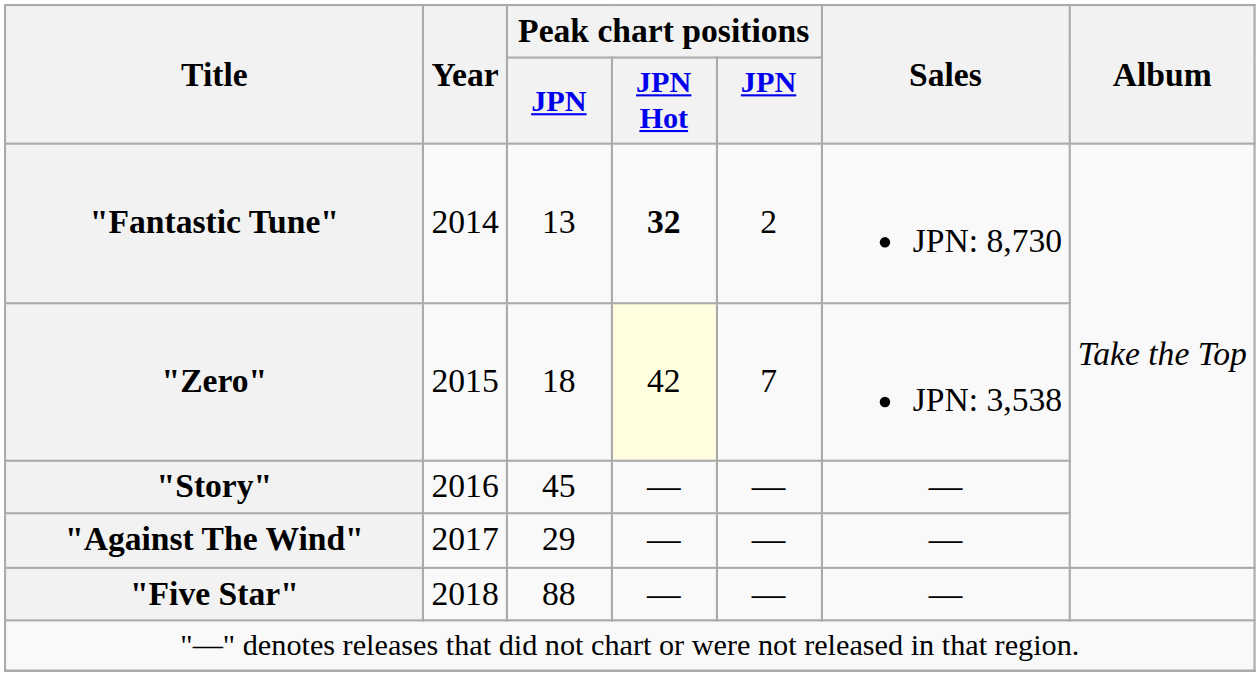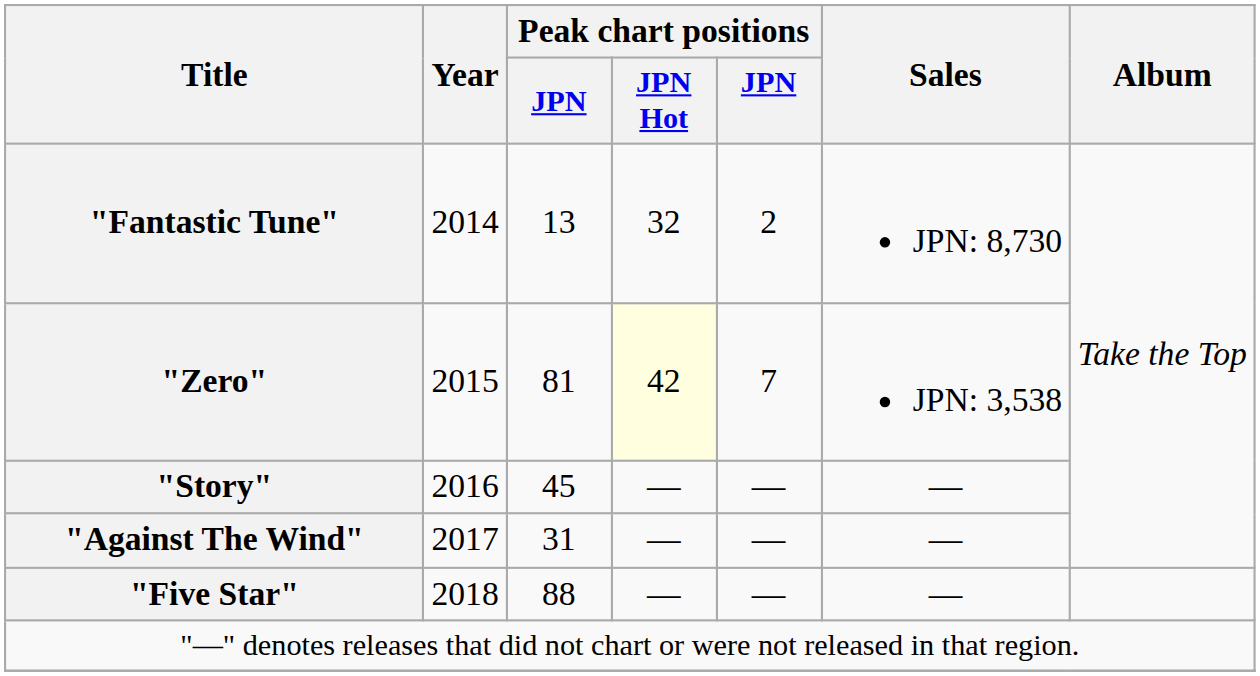(664, 222) bold -> (664, 222) normal
(559, 380) 18 -> (559, 380) 81
(559, 539) 29 -> (559, 539) 31
